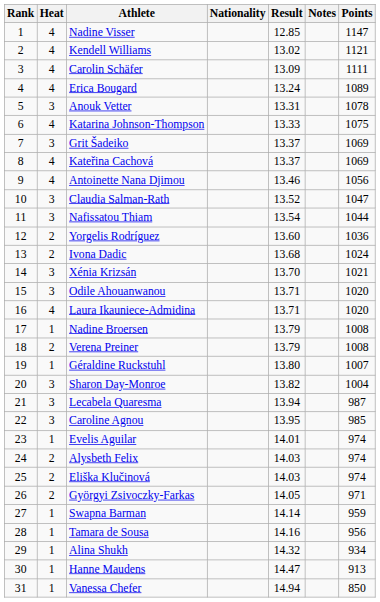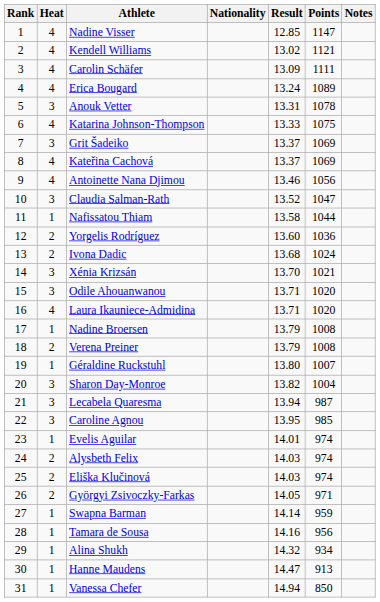columns swapped: (357, 13) <-> (322, 13)
(52, 217) 3 -> (52, 217) 1
(287, 217) 13.54 -> (287, 217) 13.58
